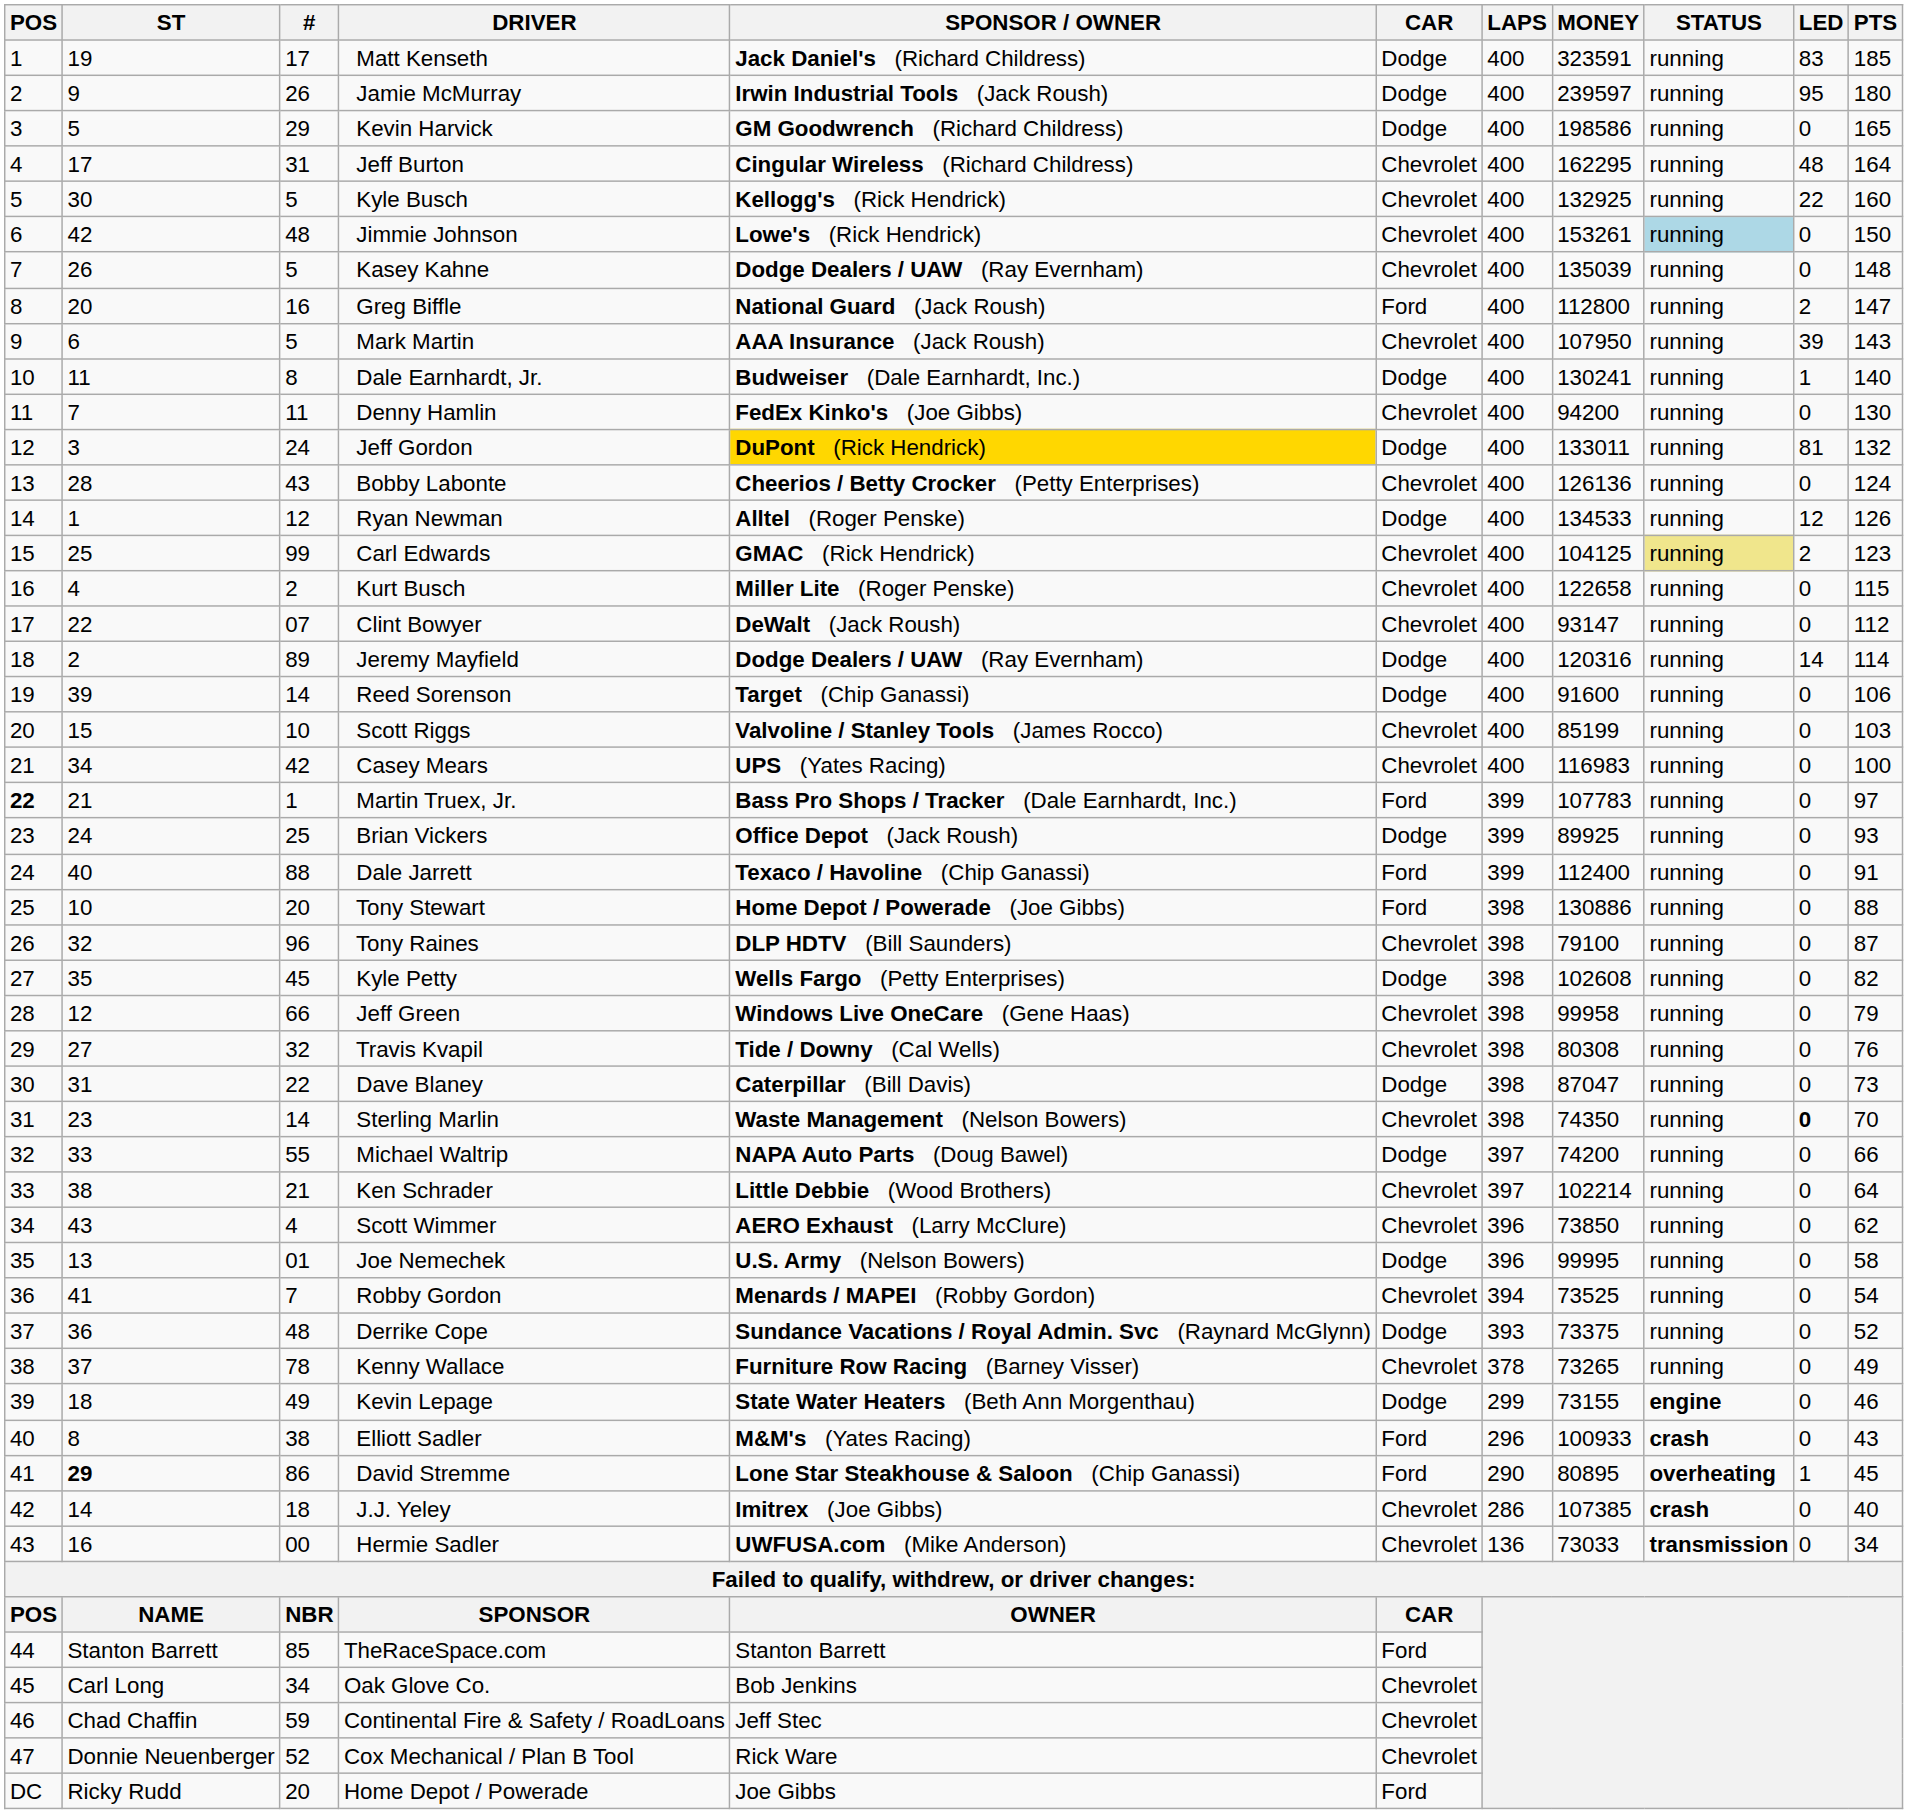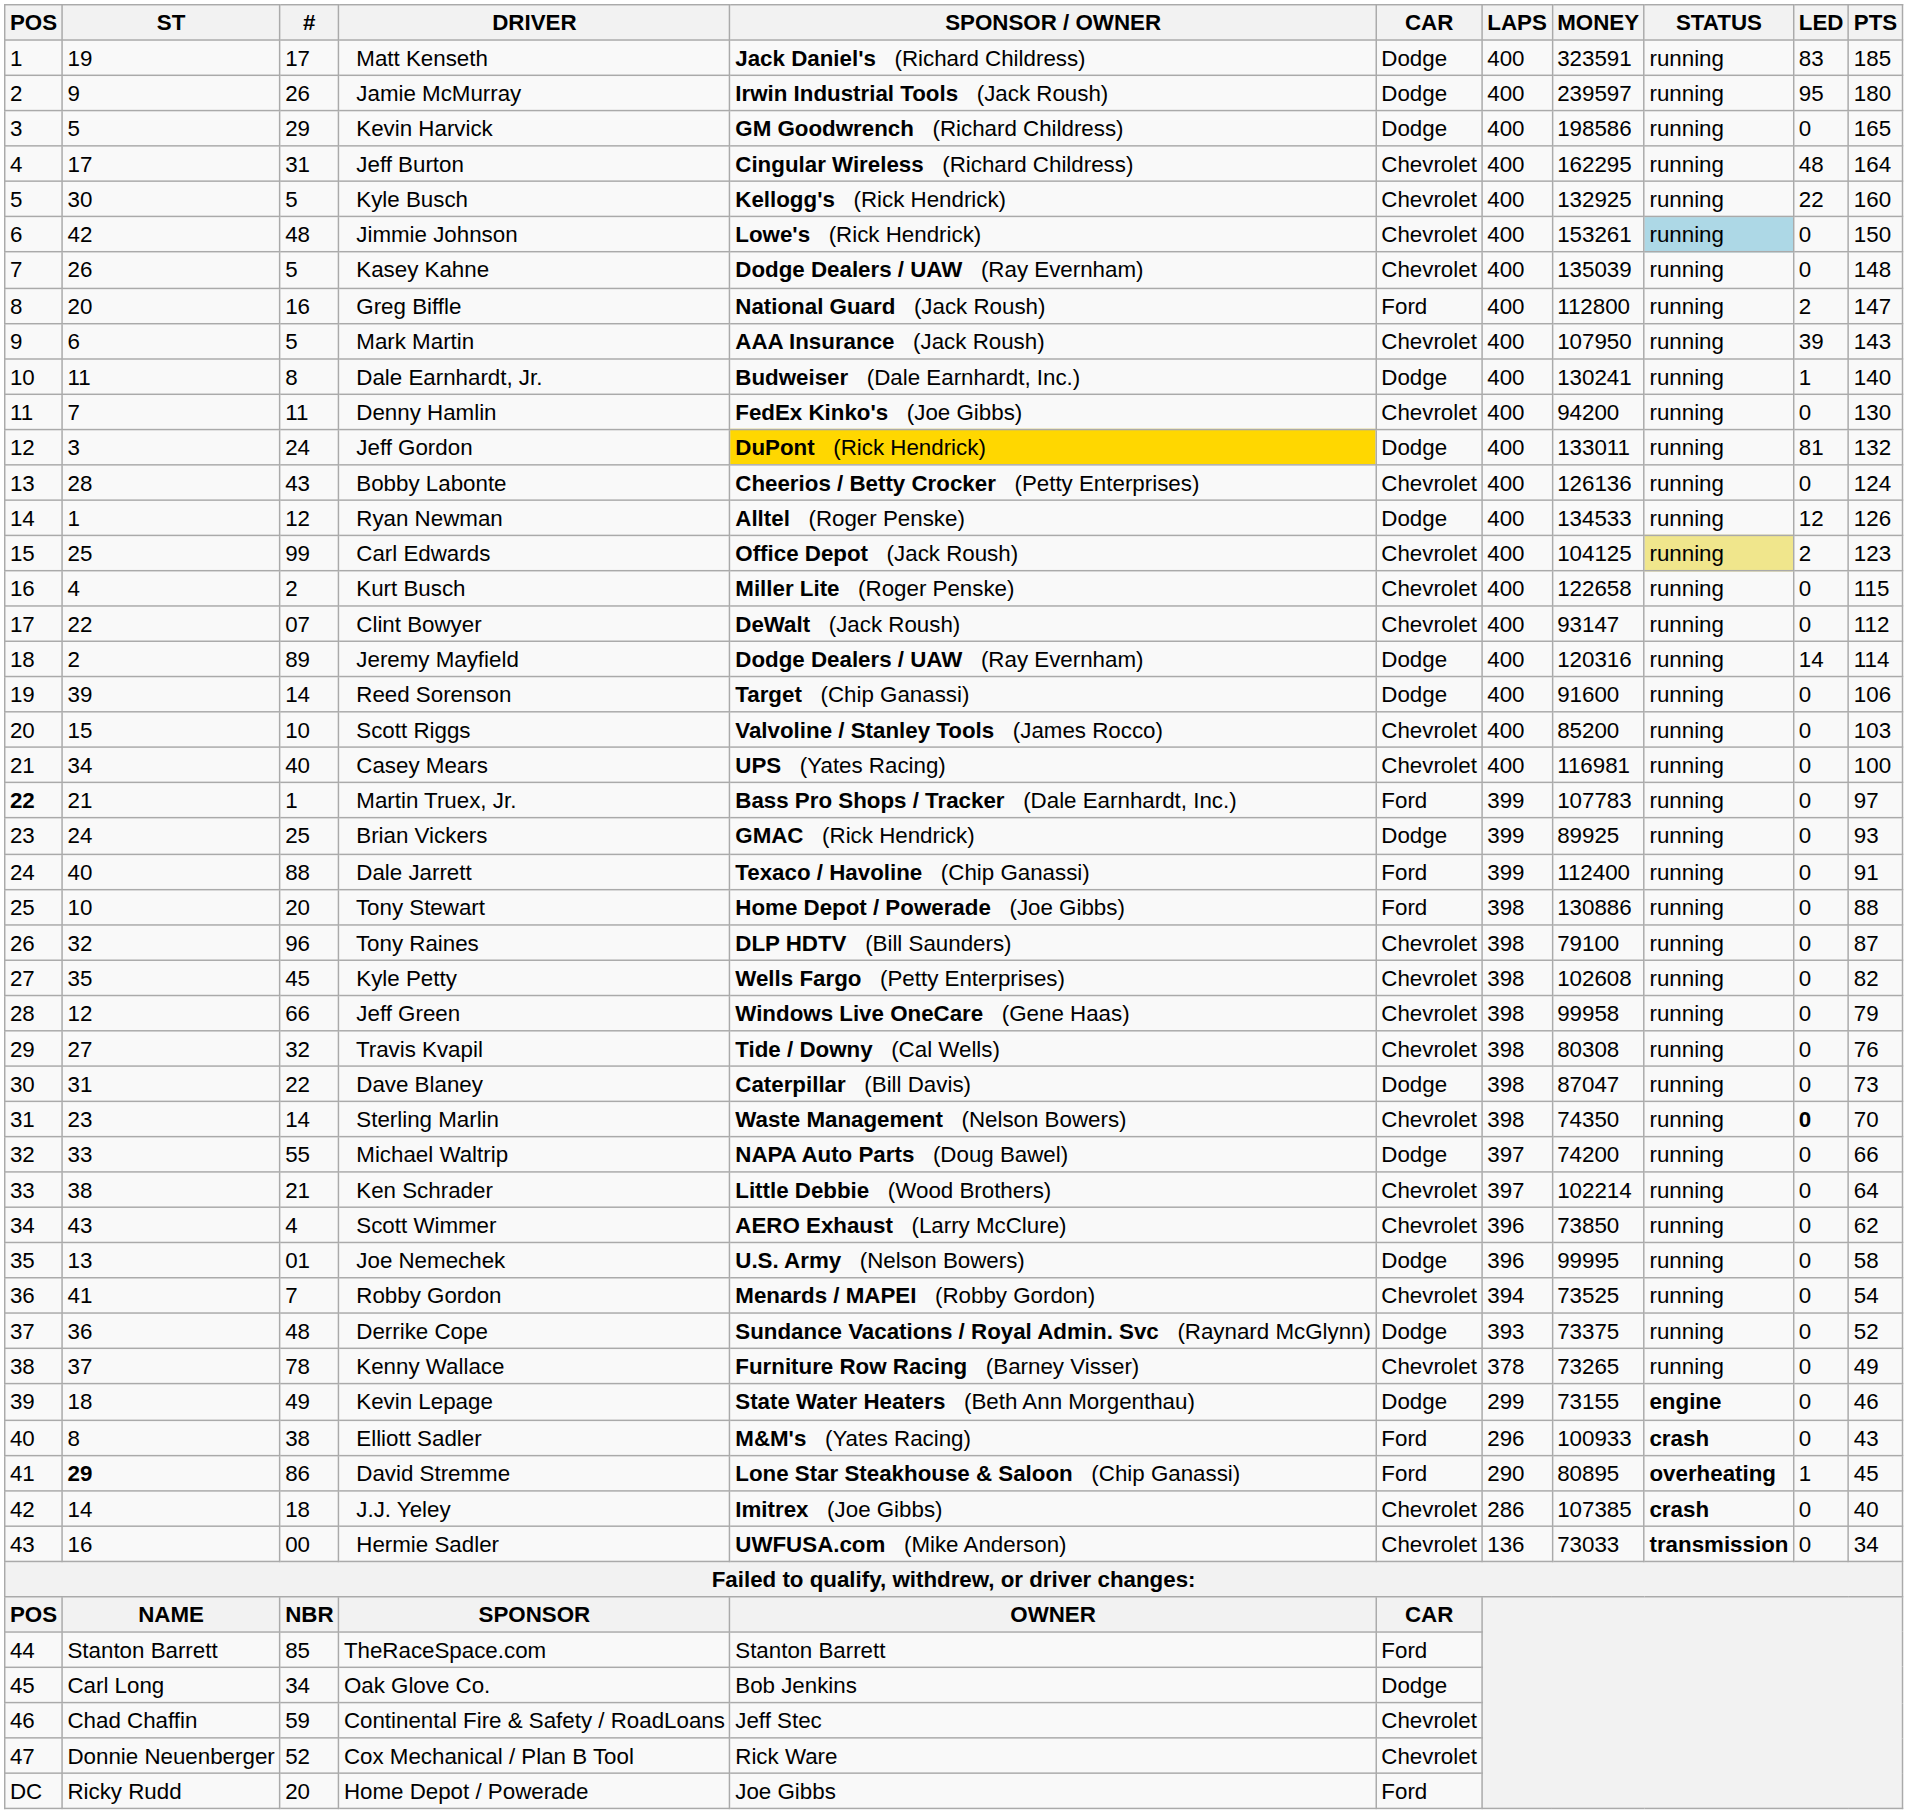(855, 553) GMAC (Rick Hendrick) -> (877, 553) Office Depot (Jack Roush)
(1588, 730) 85199 -> (1588, 730) 85200
(298, 765) 42 -> (298, 765) 40
(1594, 765) 116983 -> (1594, 765) 116981
(877, 836) Office Depot (Jack Roush) -> (855, 836) GMAC (Rick Hendrick)
(1414, 978) Dodge -> (1429, 978) Chevrolet
(1429, 1685) Chevrolet -> (1414, 1685) Dodge
